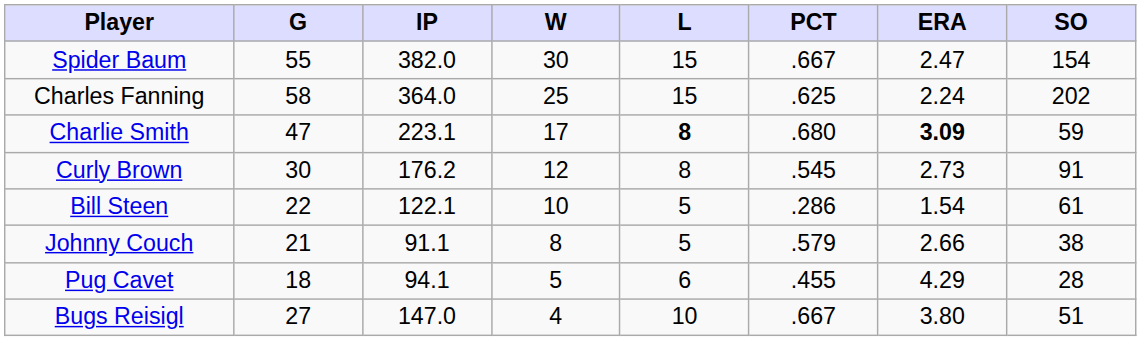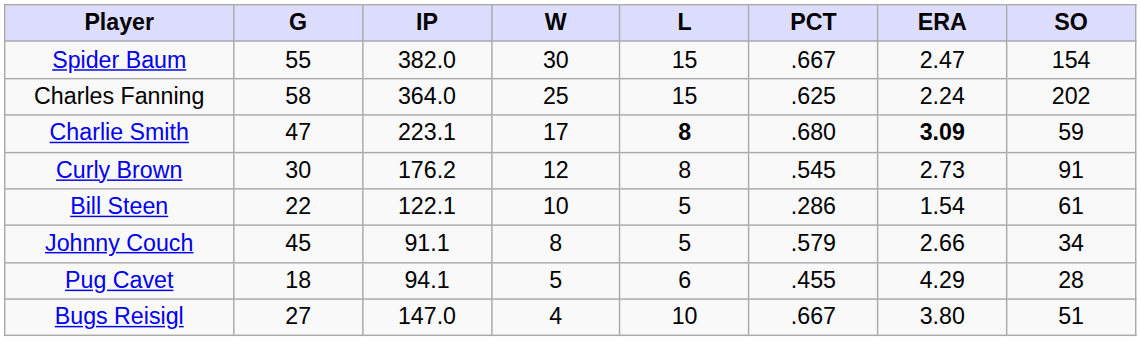(298, 243) 21 -> (298, 243) 45
(1071, 243) 38 -> (1071, 243) 34
